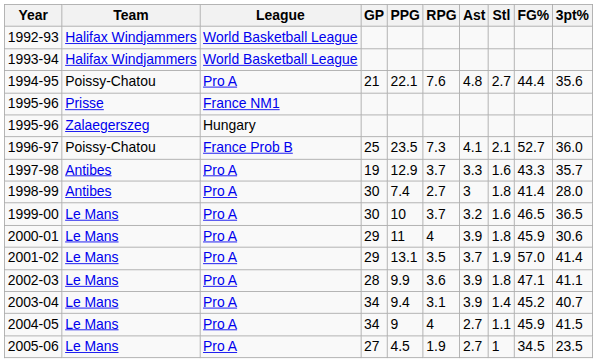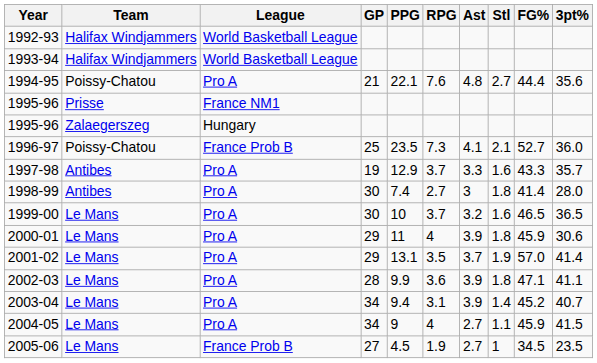(220, 346) Pro A -> (248, 346) France Prob B
